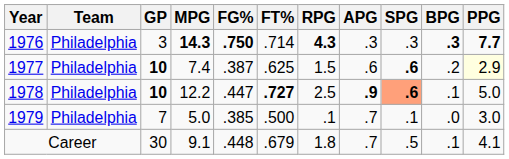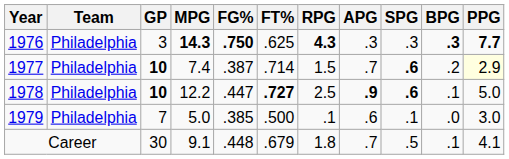(279, 42) .714 -> (279, 42) .625
(279, 67) .625 -> (279, 67) .714
(371, 67) .6 -> (371, 67) .7
(412, 92) lightsalmon background -> (412, 92) no background
(371, 117) .7 -> (371, 117) .6
